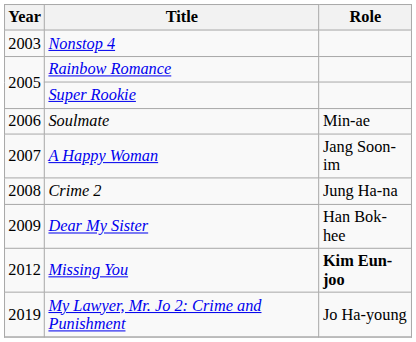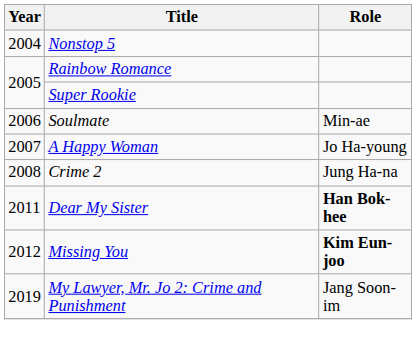- row: (82, 43)
+ row: (82, 43)
(359, 156) Jang Soon-im -> (365, 146) Jo Ha-young
(25, 226) 2009 -> (24, 207) 2011
(355, 226) normal -> (357, 207) bold
(365, 314) Jo Ha-young -> (359, 296) Jang Soon-im
